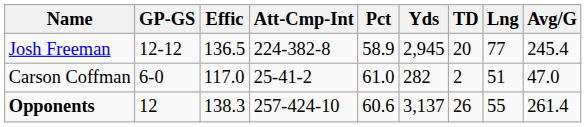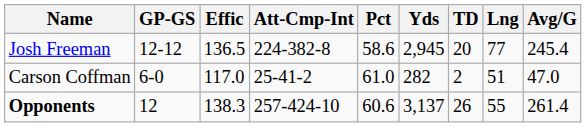(378, 48) 58.9 -> (378, 48) 58.6
